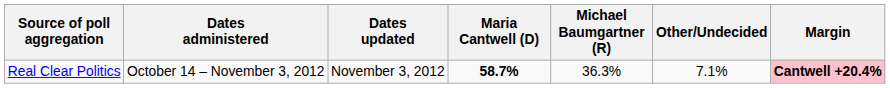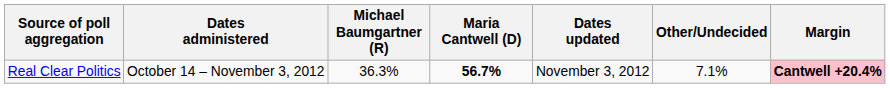columns swapped: (388, 32) <-> (602, 32)
(499, 71) 58.7% -> (481, 71) 56.7%
